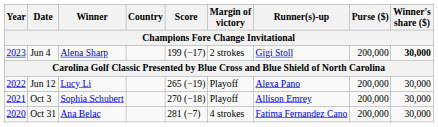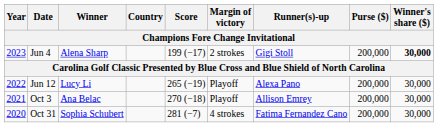(92, 99) Sophia Schubert -> (81, 99) Ana Belac
(81, 114) Ana Belac -> (92, 114) Sophia Schubert
